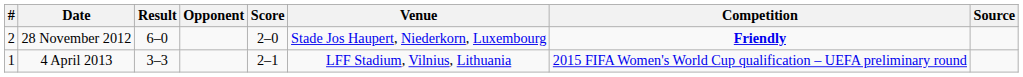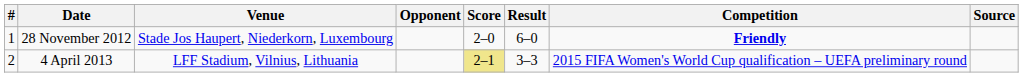columns swapped: (419, 15) <-> (157, 15)
(11, 38) 2 -> (11, 38) 1
(11, 60) 1 -> (11, 60) 2
(268, 60) no background -> (484, 60) khaki background
